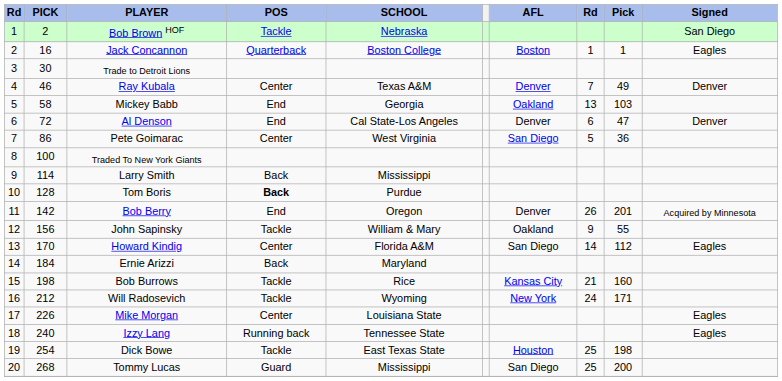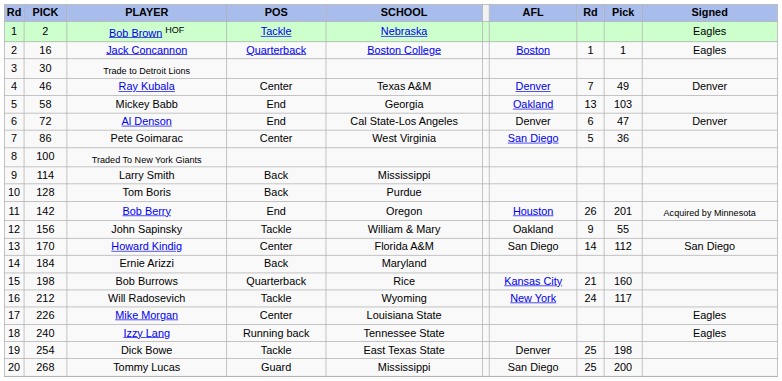(710, 31) San Diego -> (710, 31) Eagles
(276, 192) bold -> (276, 192) normal
(533, 211) Denver -> (533, 211) Houston
(710, 246) Eagles -> (710, 246) San Diego
(276, 281) Tackle -> (276, 281) Quarterback
(623, 298) 171 -> (623, 298) 117
(533, 350) Houston -> (533, 350) Denver
